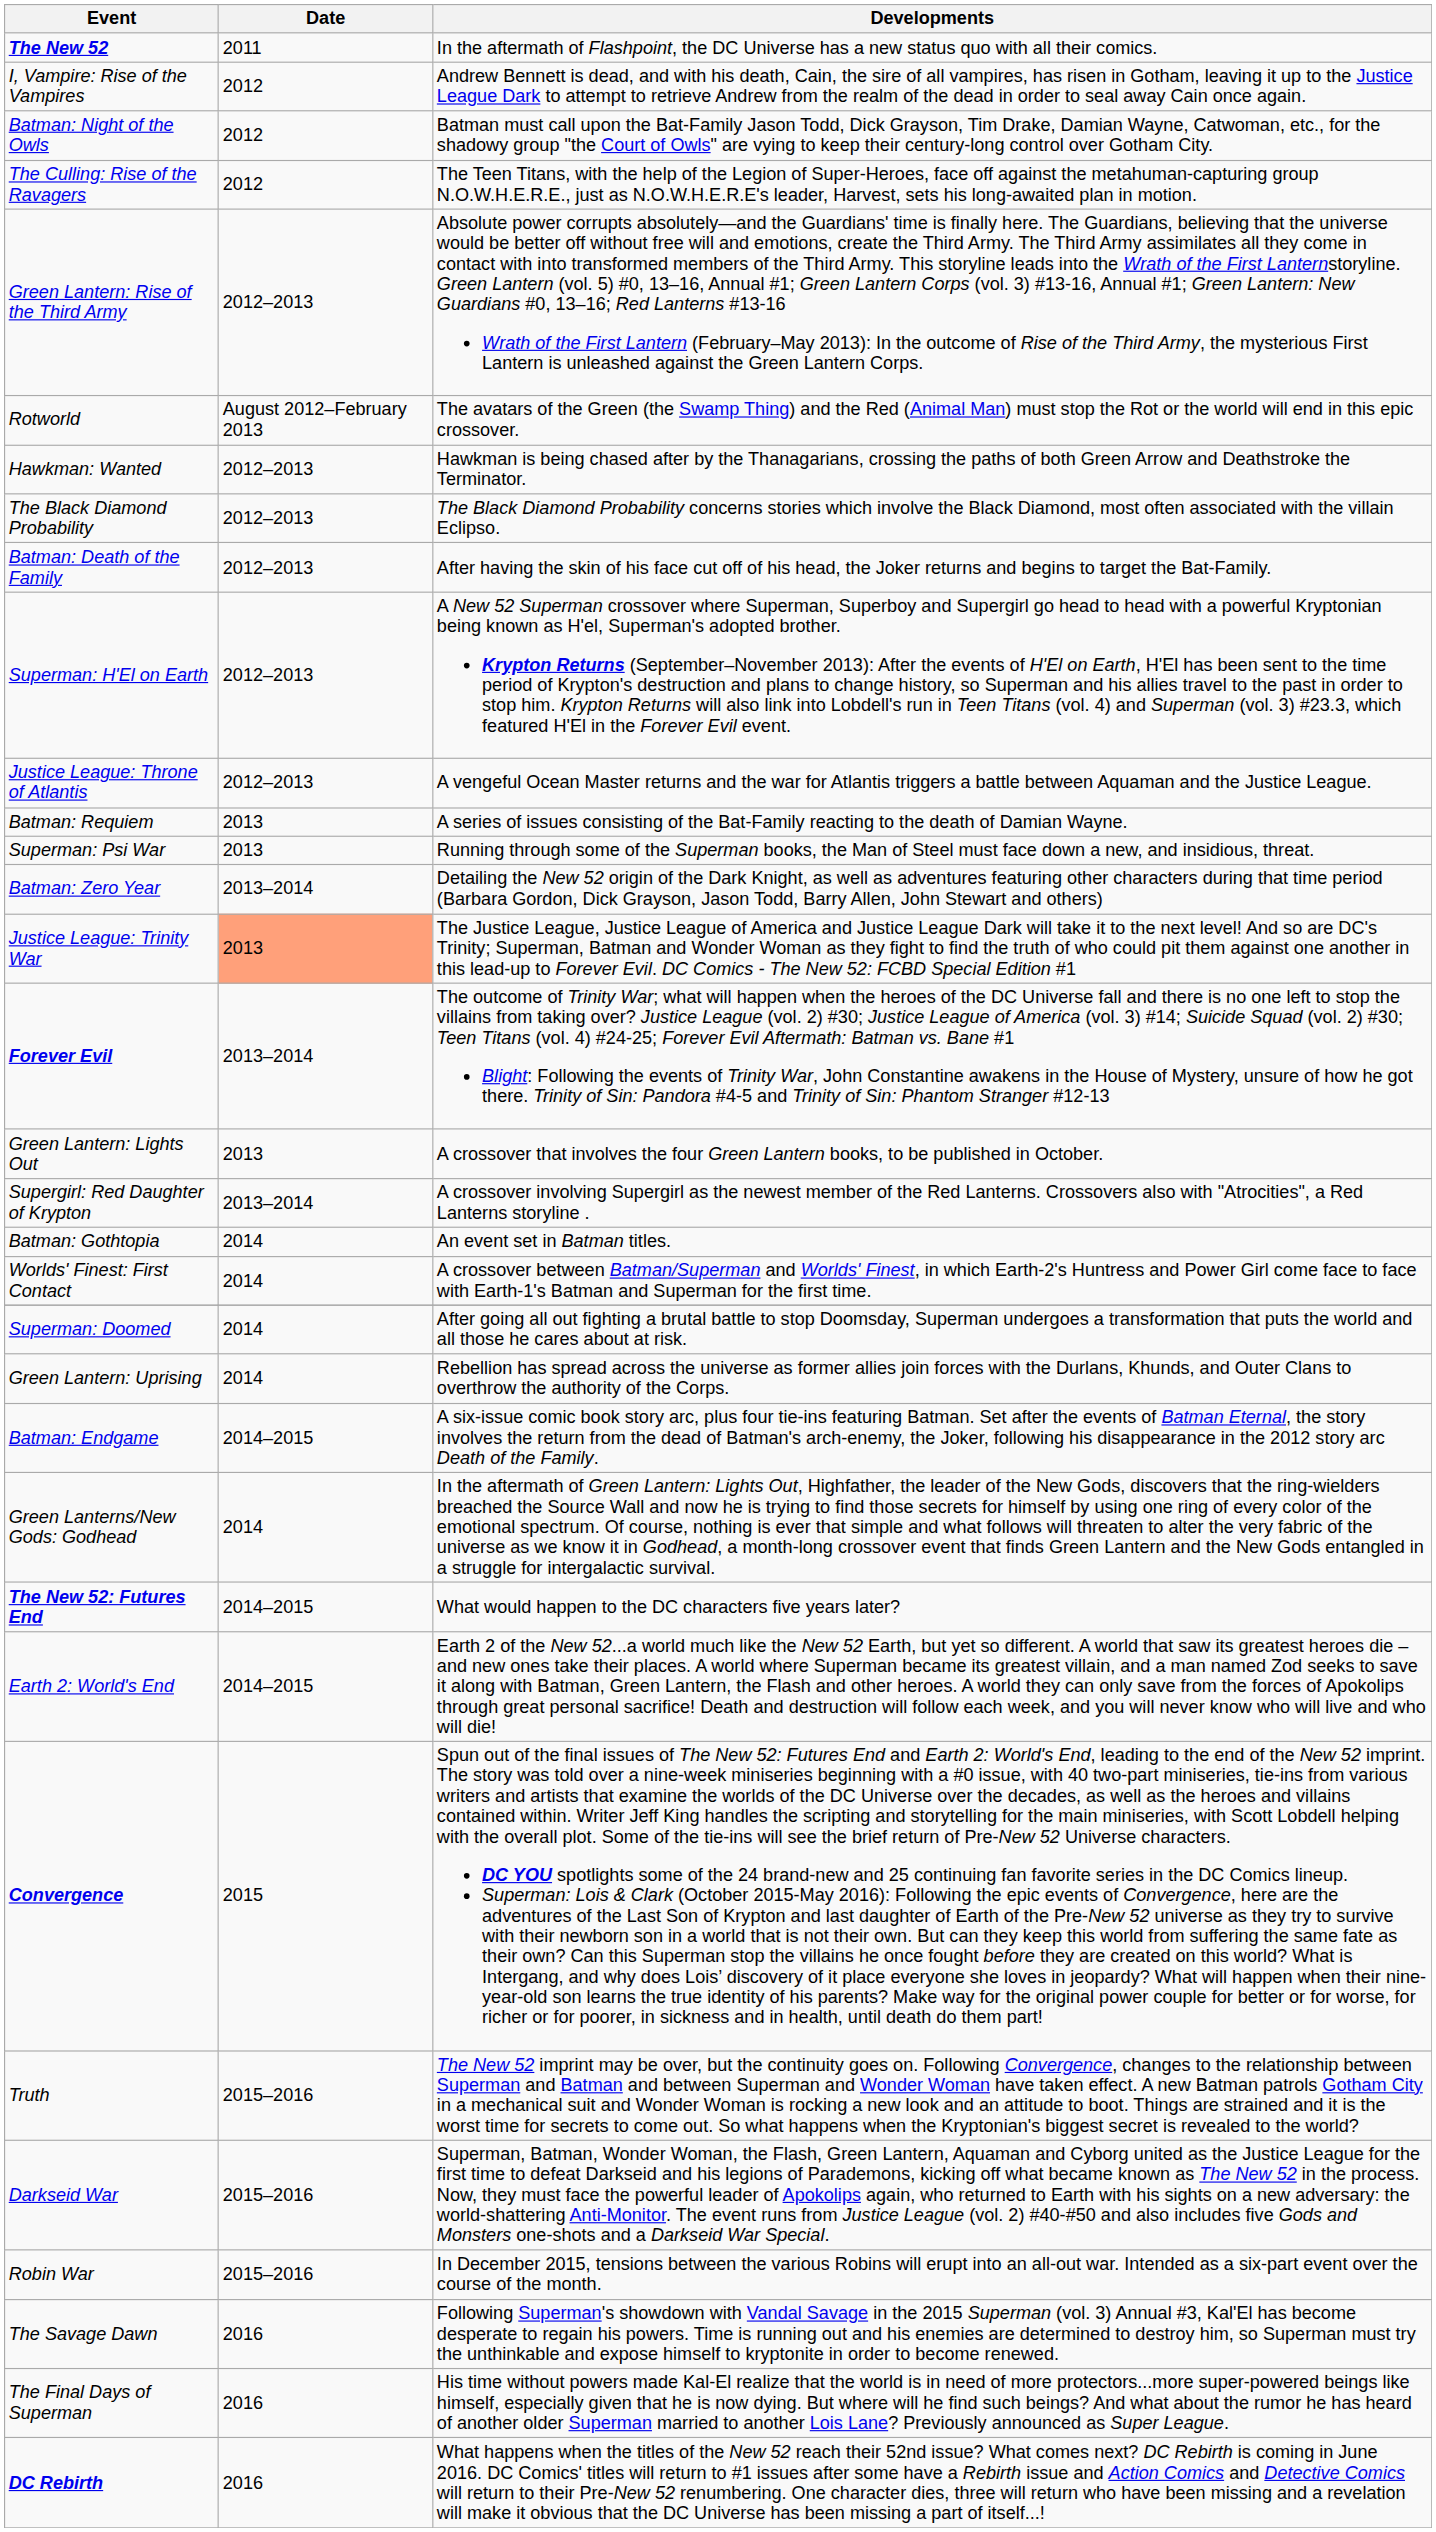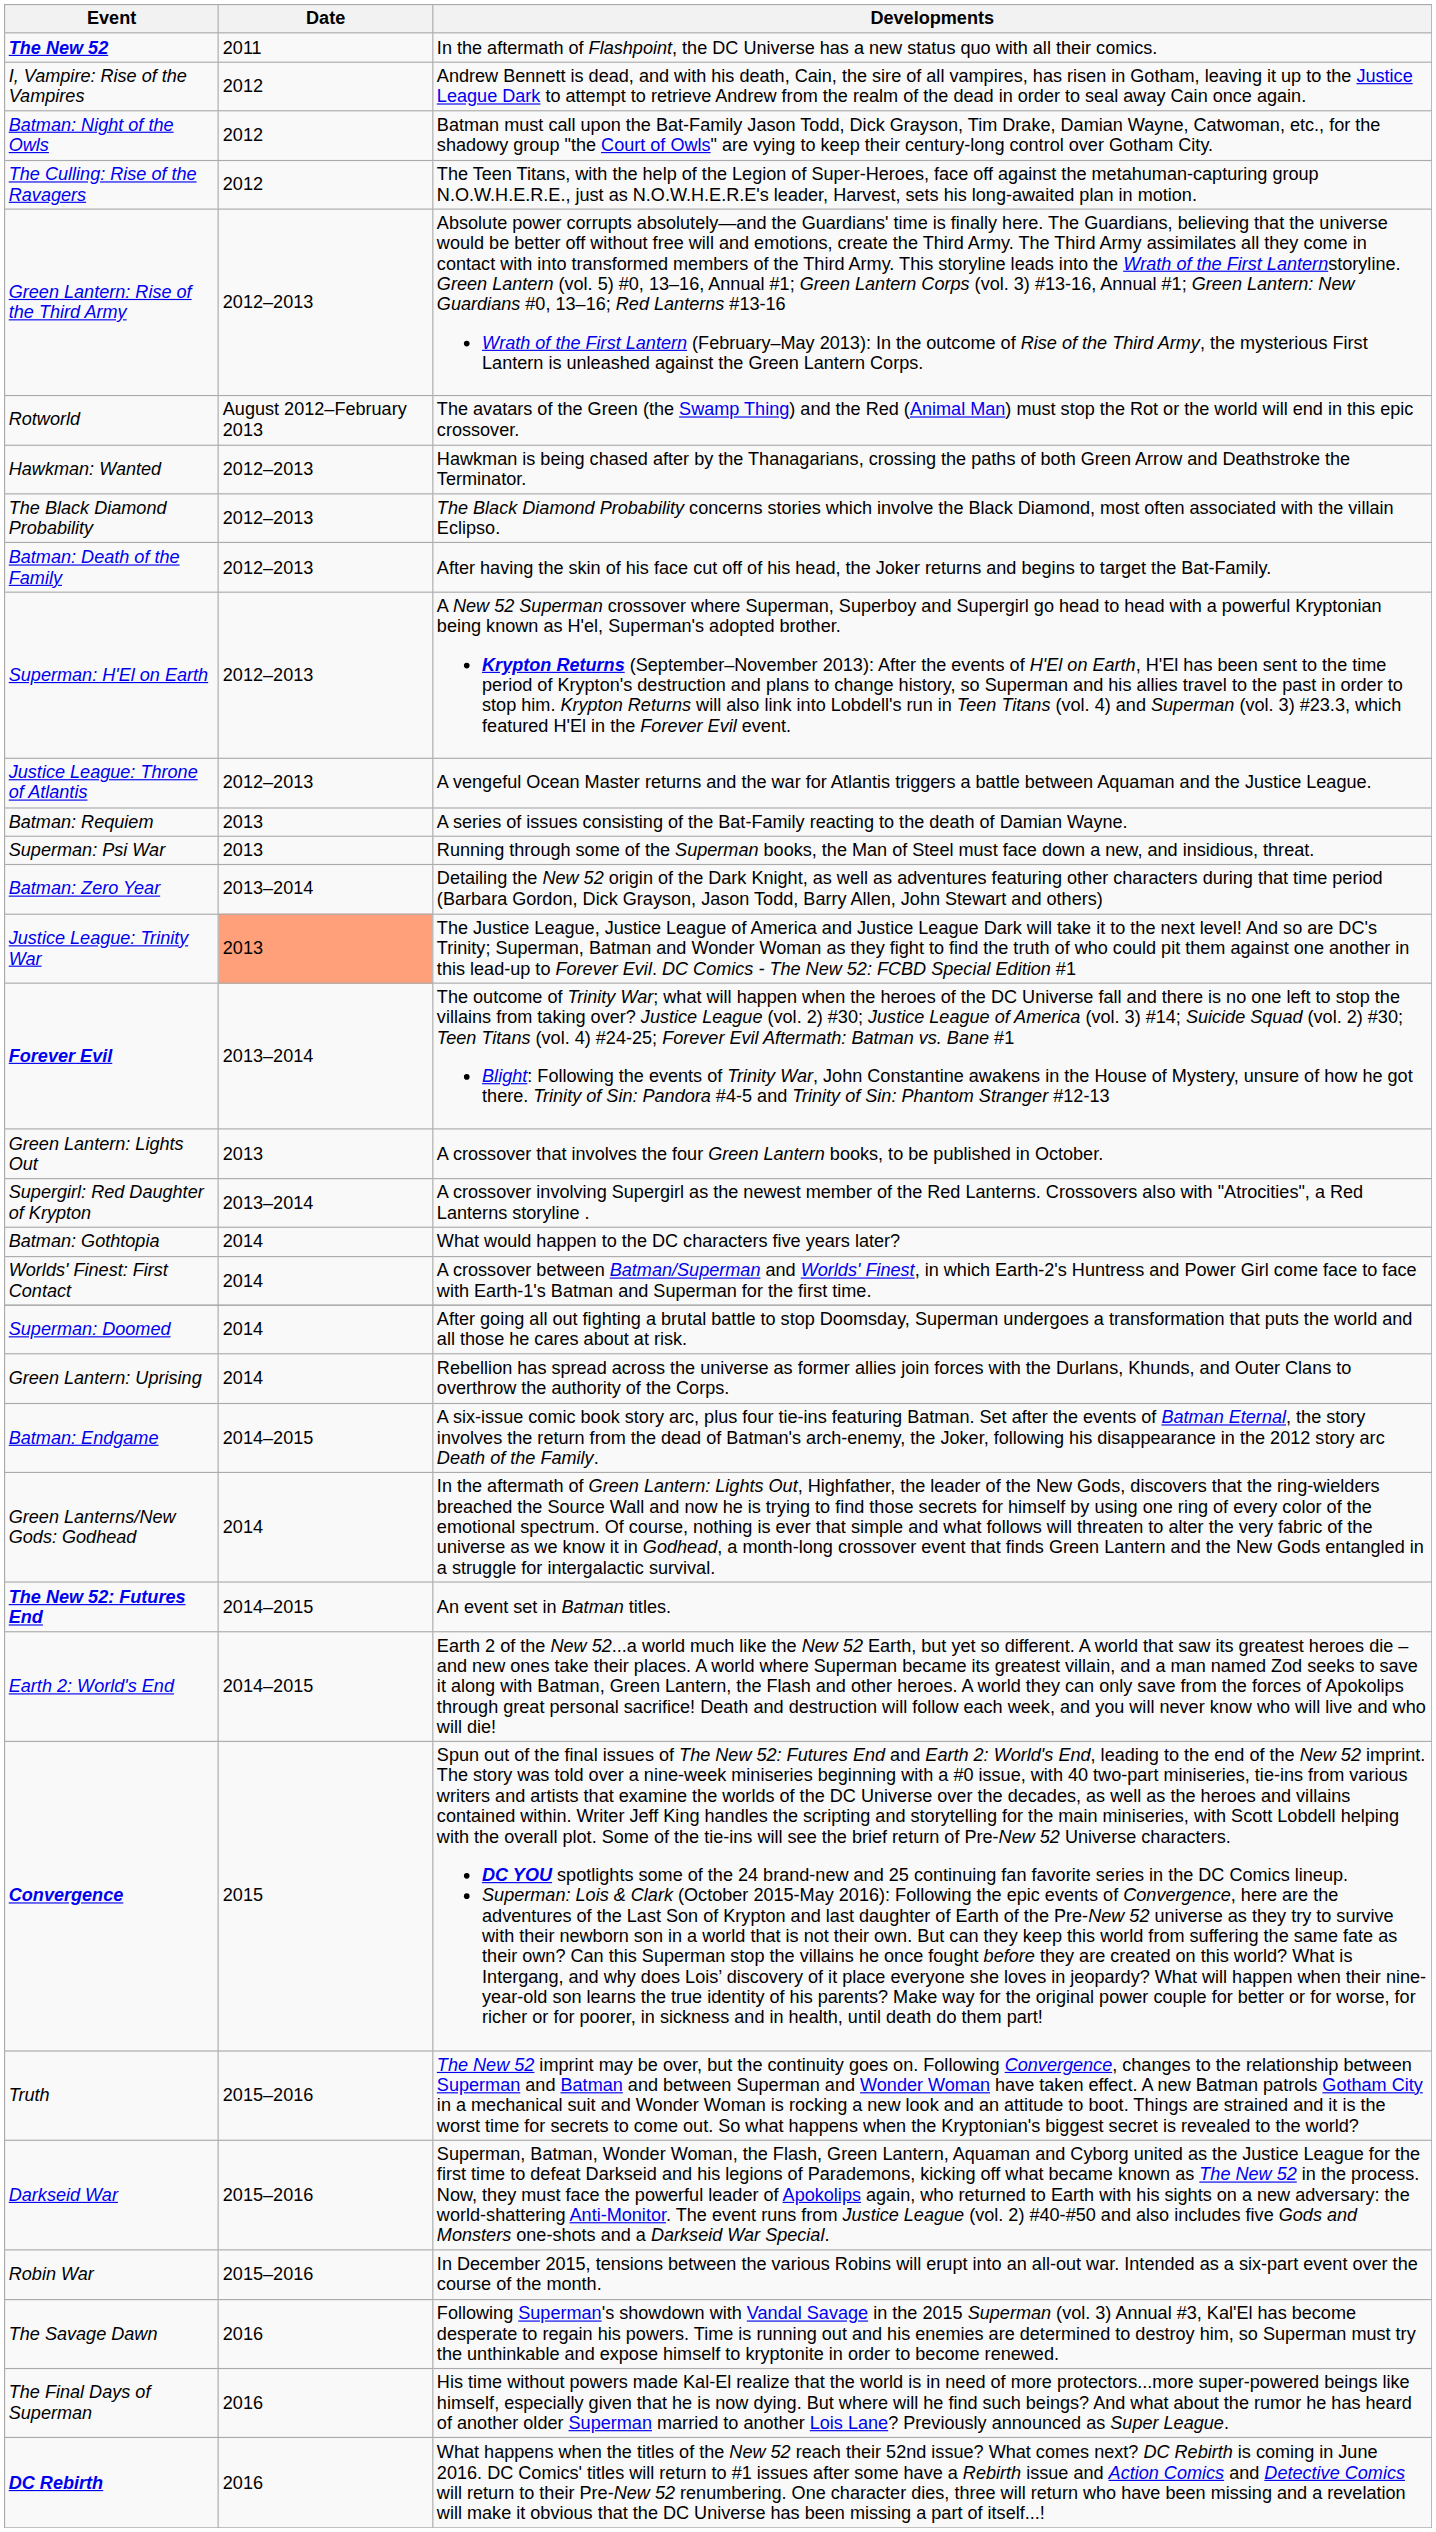(554, 1241) An event set in Batman titles. -> (669, 1241) What would happen to the DC characters five years later?
(669, 1606) What would happen to the DC characters five years later? -> (554, 1606) An event set in Batman titles.
